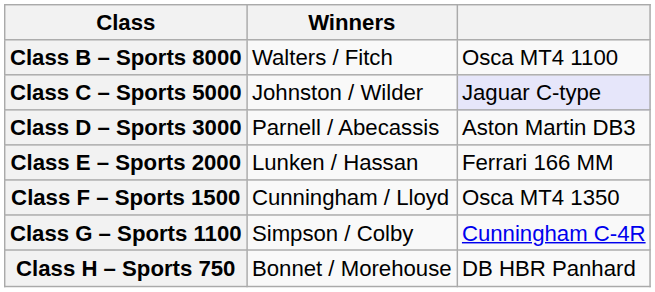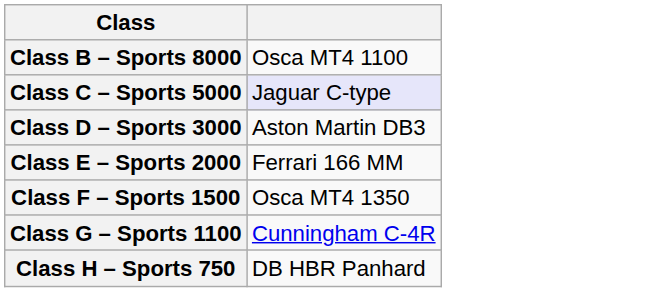- column: (352, 22)
